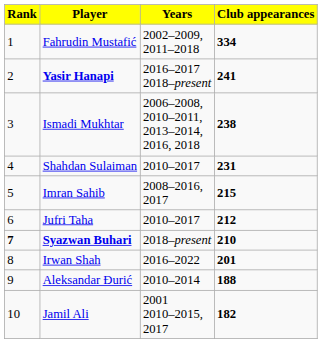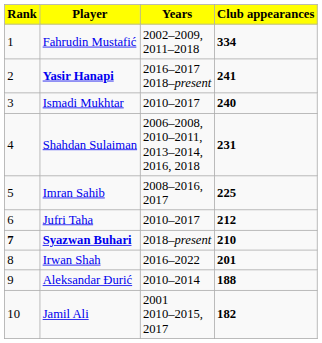(173, 124) 2006–2008, 2010–2011, 2013–2014, 2016, 2018 -> (171, 103) 2010–2017
(227, 124) 238 -> (227, 103) 240
(171, 165) 2010–2017 -> (173, 144) 2006–2008, 2010–2011, 2013–2014, 2016, 2018
(227, 192) 215 -> (227, 192) 225
